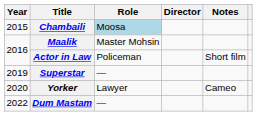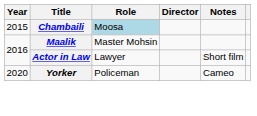(119, 57) Policeman -> (110, 57) Lawyer
- row: (62, 73)
(112, 88) Lawyer -> (117, 73) Policeman
- row: (62, 103)
